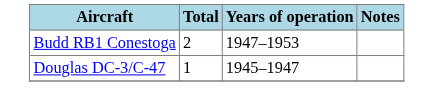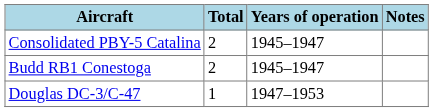+ row: (105, 42)
(263, 42) 1947–1953 -> (287, 68) 1945–1947
(263, 68) 1945–1947 -> (287, 93) 1947–1953
